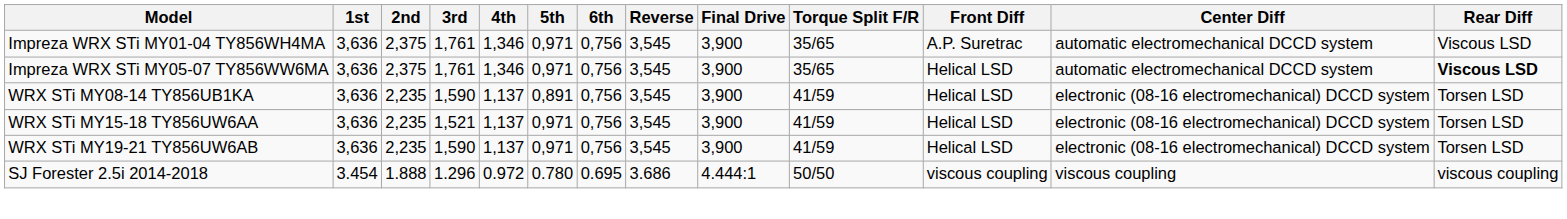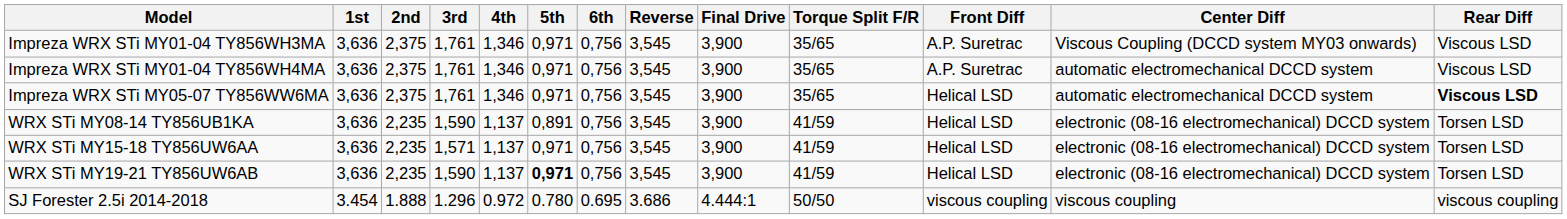+ row: (167, 43)
(455, 122) 1,521 -> (455, 148) 1,571
(552, 148) normal -> (552, 174) bold
